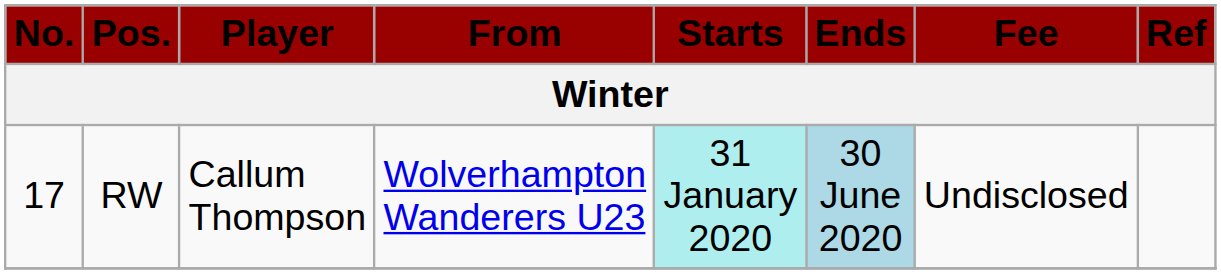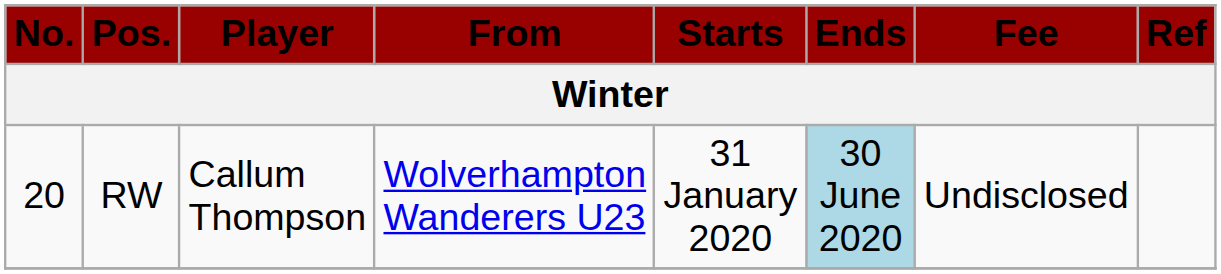(44, 195) 17 -> (44, 195) 20
(730, 195) paleturquoise background -> (730, 195) no background
